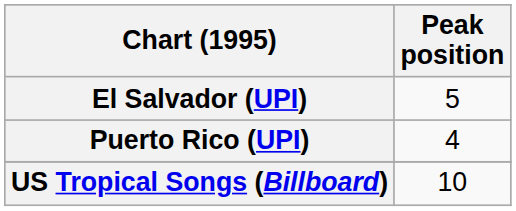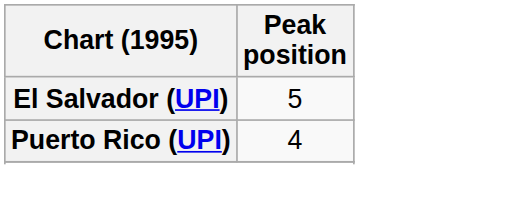- row: (200, 182)
